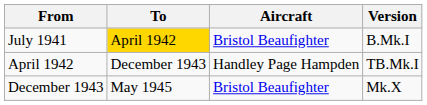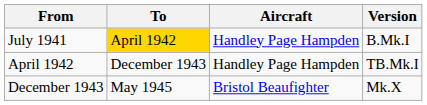(271, 40) Bristol Beaufighter -> (286, 40) Handley Page Hampden
